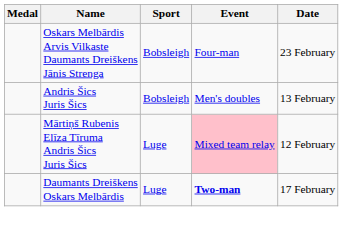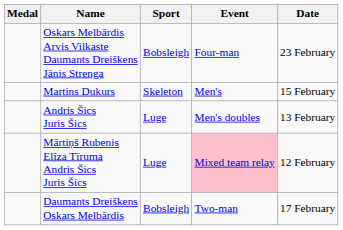+ row: (79, 92)
(166, 98) Bobsleigh -> (155, 117) Luge
(155, 190) Luge -> (166, 208) Bobsleigh
(217, 190) bold -> (216, 208) normal
